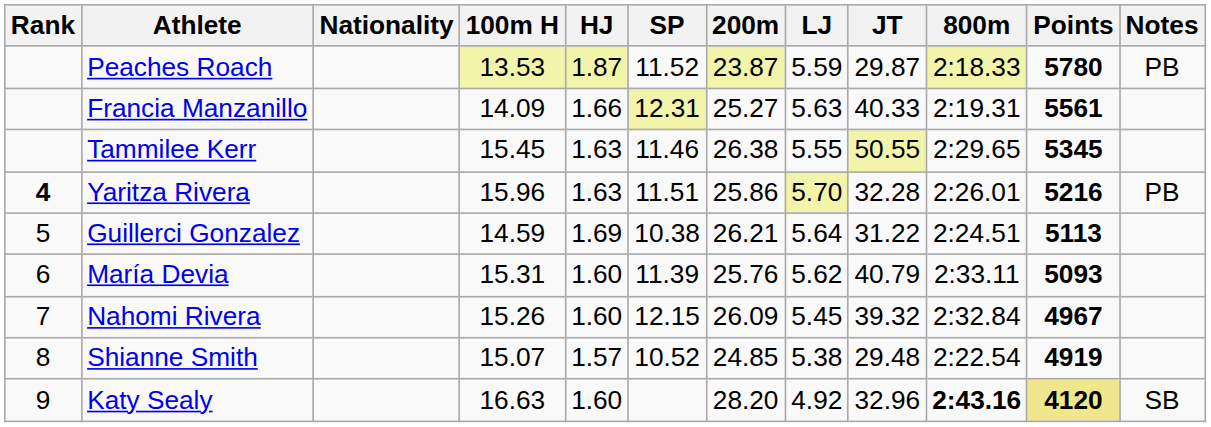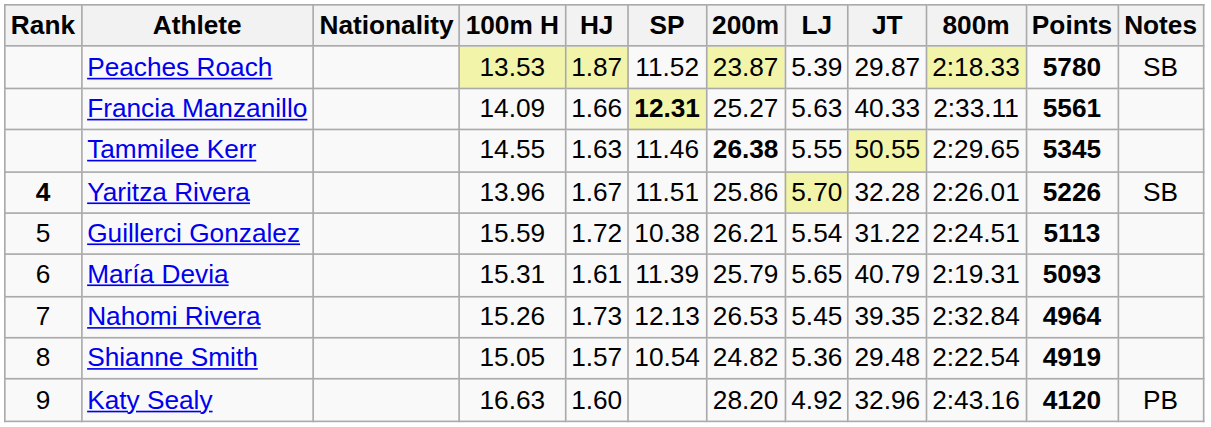(817, 66) 5.59 -> (817, 66) 5.39
(1162, 66) PB -> (1161, 66) SB
(667, 108) normal -> (667, 108) bold
(977, 108) 2:19.31 -> (976, 108) 2:33.11
(512, 150) 15.45 -> (512, 150) 14.55
(746, 150) normal -> (746, 150) bold
(512, 191) 15.96 -> (512, 191) 13.96
(597, 191) 1.63 -> (597, 191) 1.67
(1073, 191) 5216 -> (1072, 191) 5226
(1162, 191) PB -> (1161, 191) SB
(512, 233) 14.59 -> (512, 233) 15.59
(597, 233) 1.69 -> (597, 233) 1.72
(817, 233) 5.64 -> (817, 233) 5.54
(597, 274) 1.60 -> (597, 274) 1.61
(746, 274) 25.76 -> (746, 274) 25.79
(817, 274) 5.62 -> (817, 274) 5.65
(977, 274) 2:33.11 -> (976, 274) 2:19.31
(597, 316) 1.60 -> (597, 316) 1.73
(667, 316) 12.15 -> (667, 316) 12.13
(746, 316) 26.09 -> (746, 316) 26.53
(887, 316) 39.32 -> (887, 316) 39.35
(1073, 316) 4967 -> (1072, 316) 4964
(512, 358) 15.07 -> (512, 358) 15.05
(667, 358) 10.52 -> (667, 358) 10.54
(746, 358) 24.85 -> (746, 358) 24.82
(817, 358) 5.38 -> (817, 358) 5.36
(977, 399) bold -> (976, 399) normal
(1073, 399) khaki background -> (1072, 399) no background
(1162, 399) SB -> (1161, 399) PB
